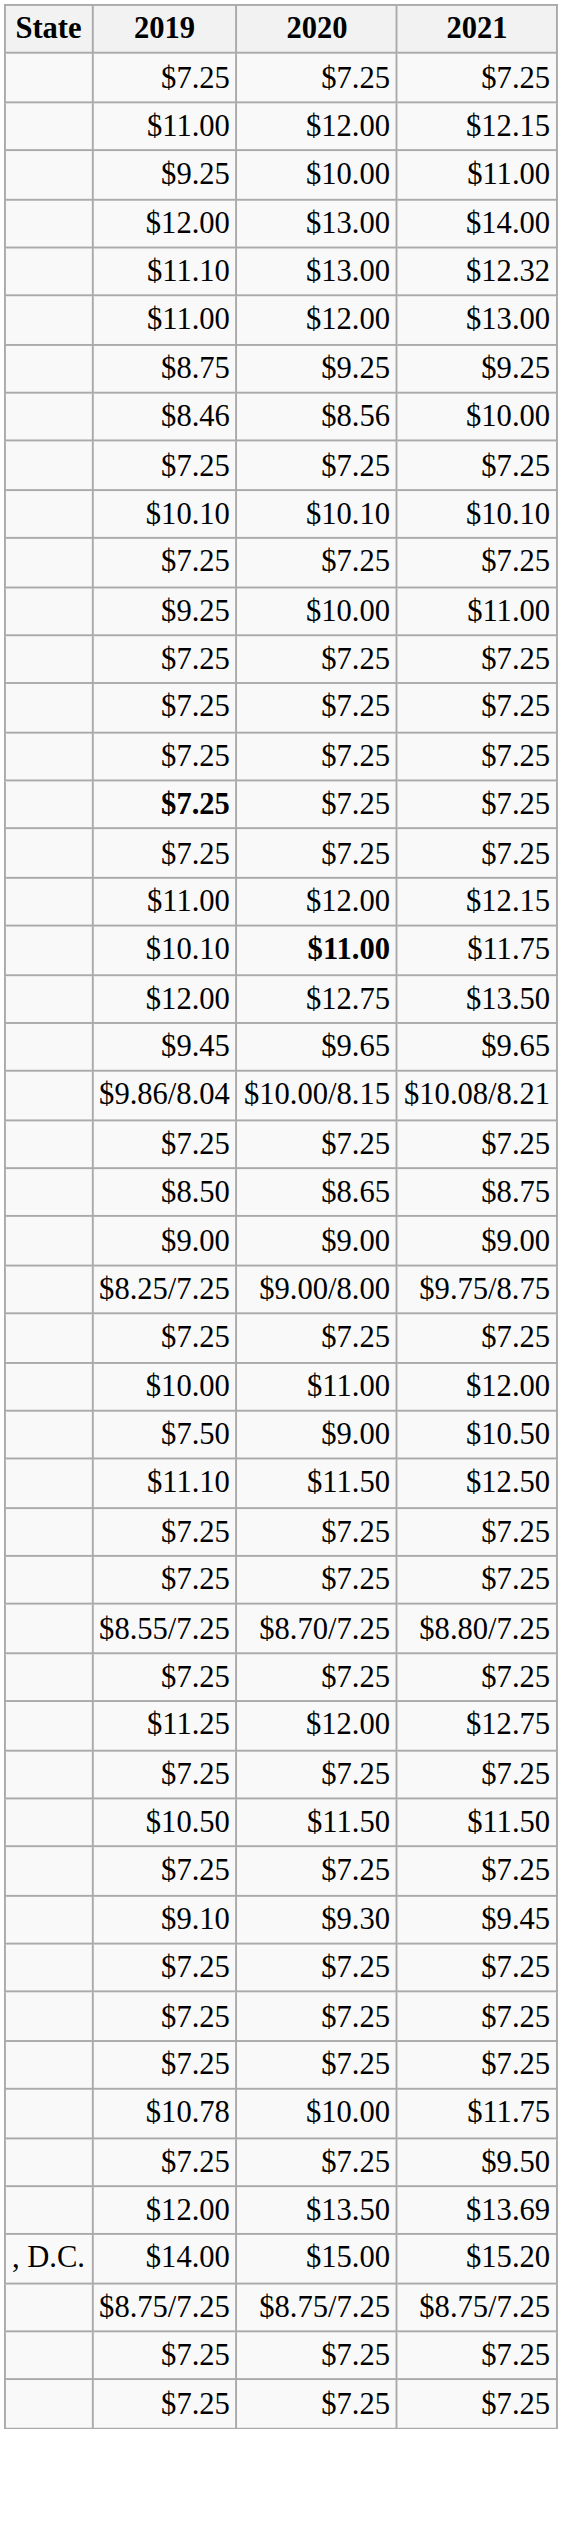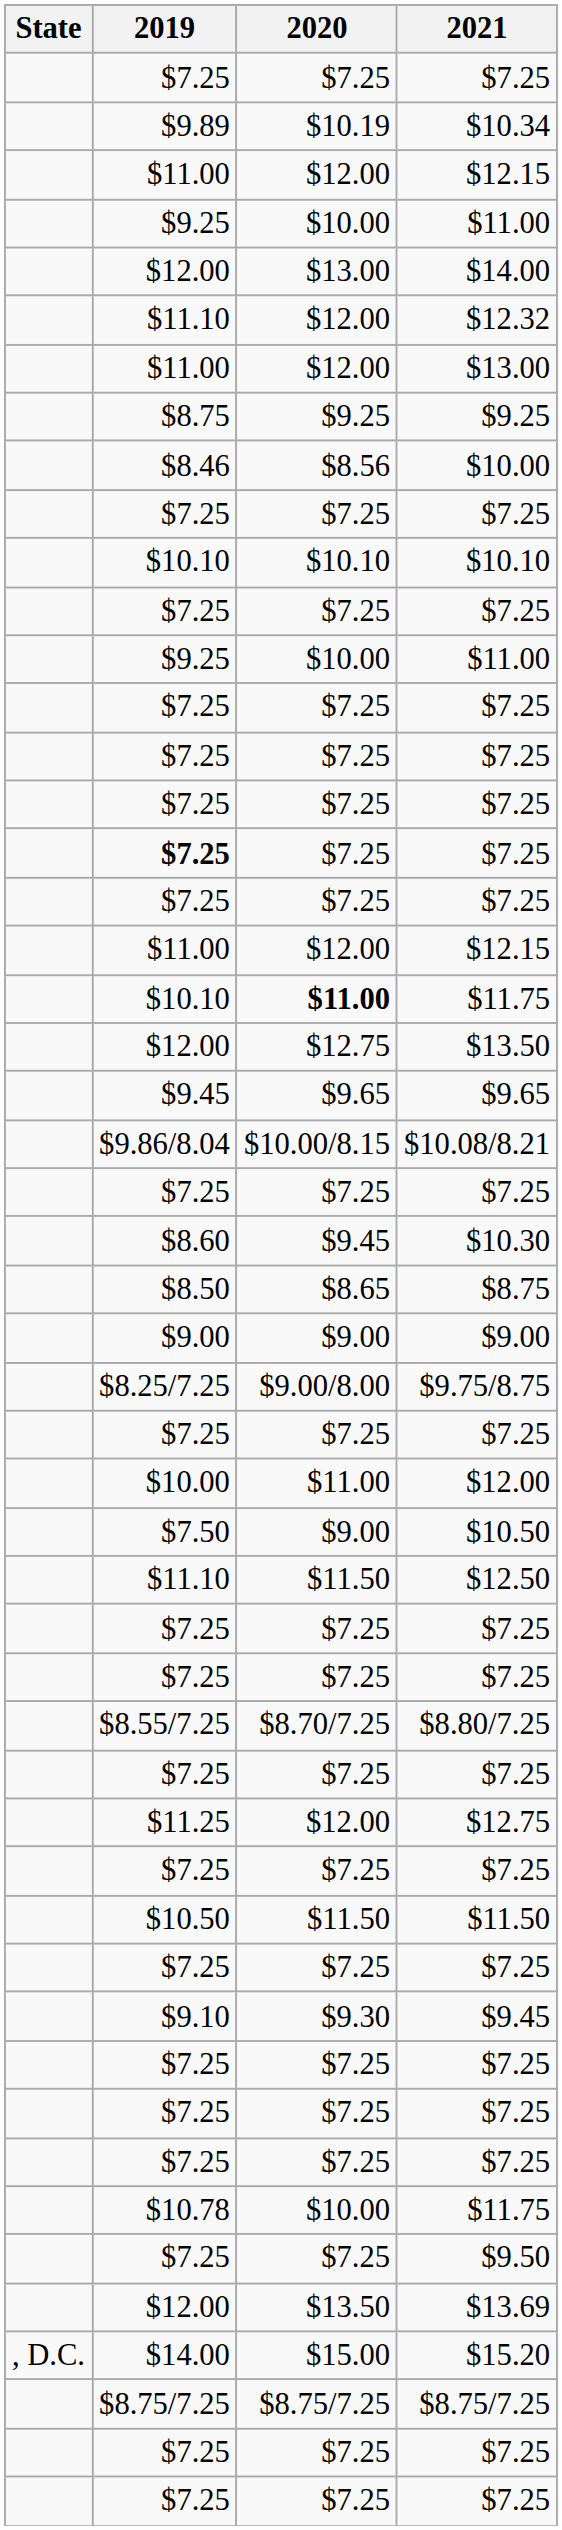+ row: (195, 125)
(348, 271) $13.00 -> (348, 319) $12.00
+ row: (195, 1240)
